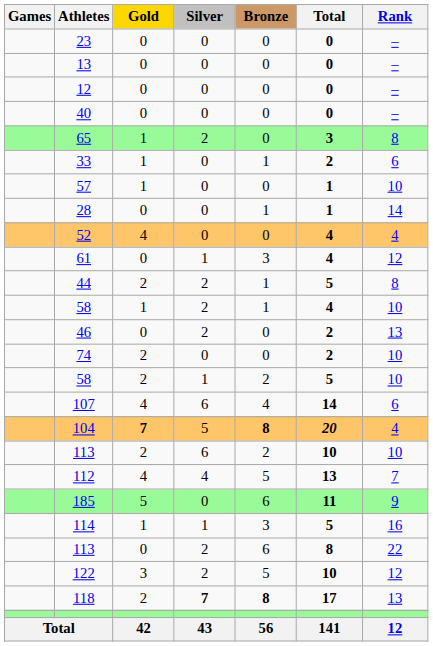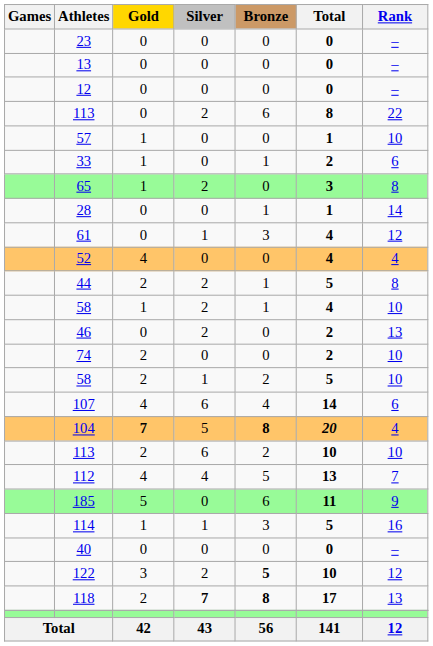rows swapped: (84, 113) <-> (84, 549)
rows swapped: (84, 186) <-> (84, 138)
rows swapped: (84, 259) <-> (84, 235)
(266, 574) normal -> (266, 574) bold
